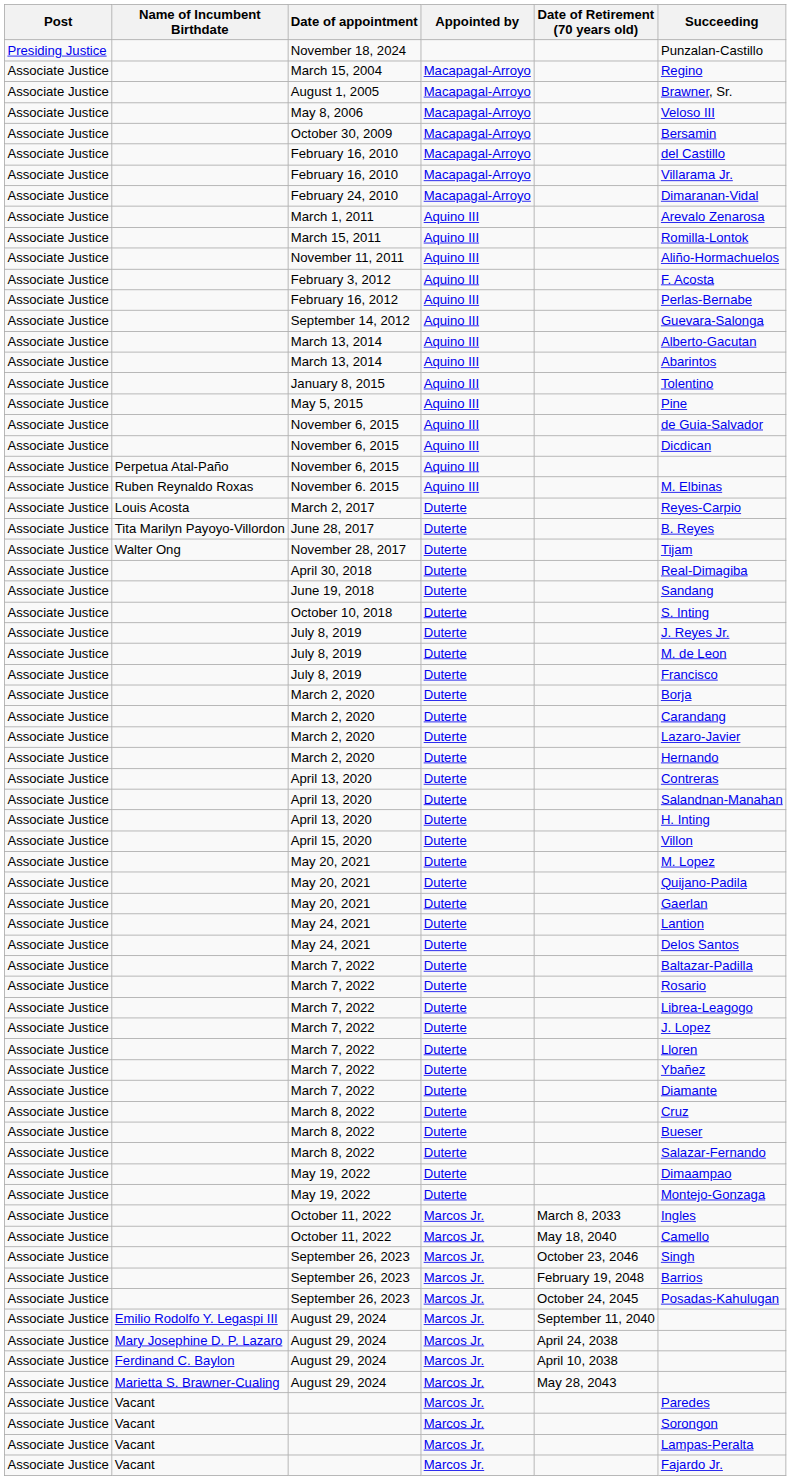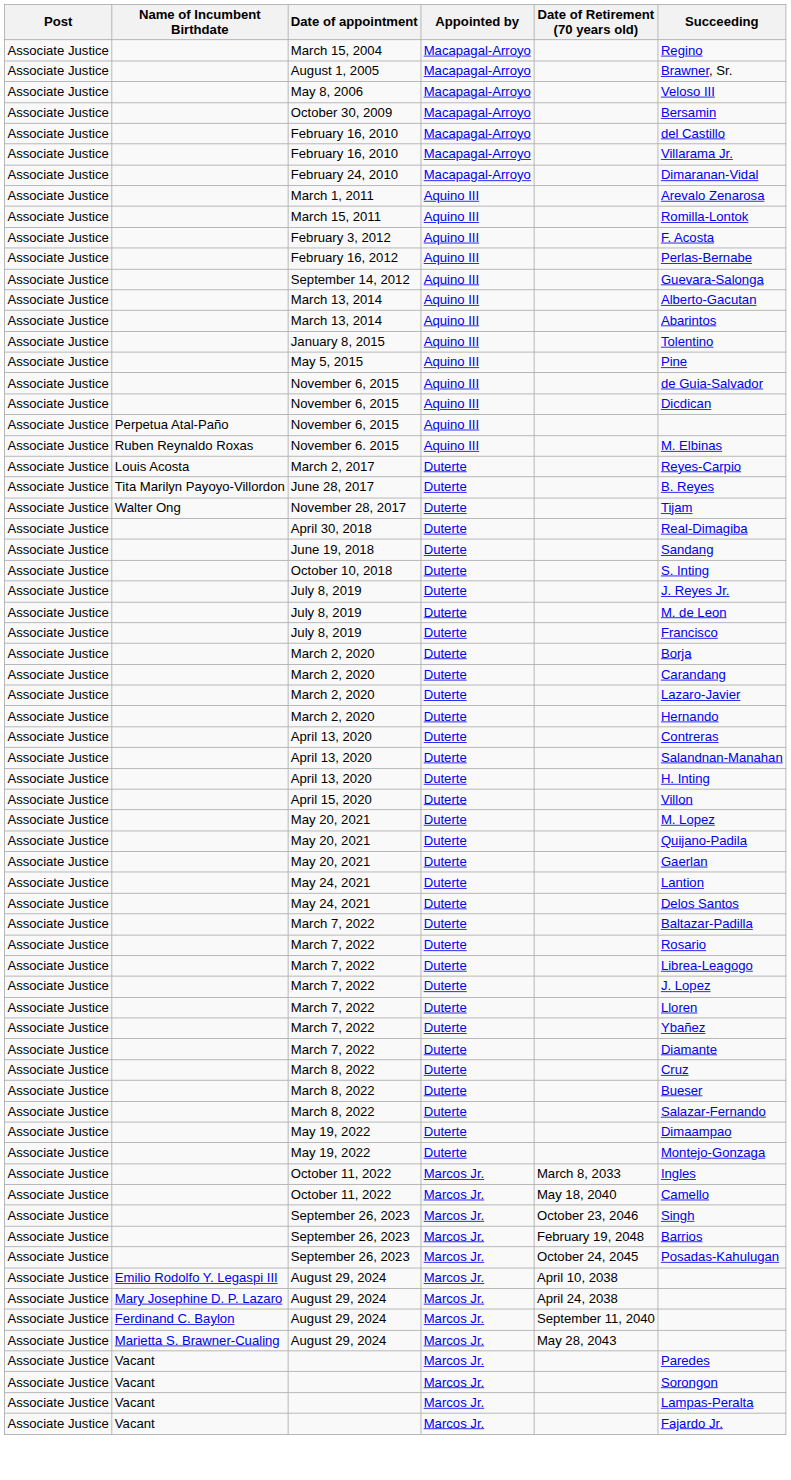- row: (200, 50)
- row: (200, 258)
(596, 1319) September 11, 2040 -> (577, 1278) April 10, 2038
(577, 1361) April 10, 2038 -> (596, 1319) September 11, 2040
